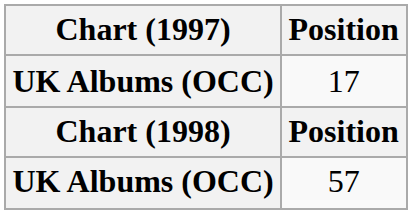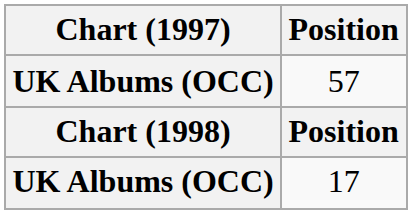rows swapped: (344, 80) <-> (344, 182)
